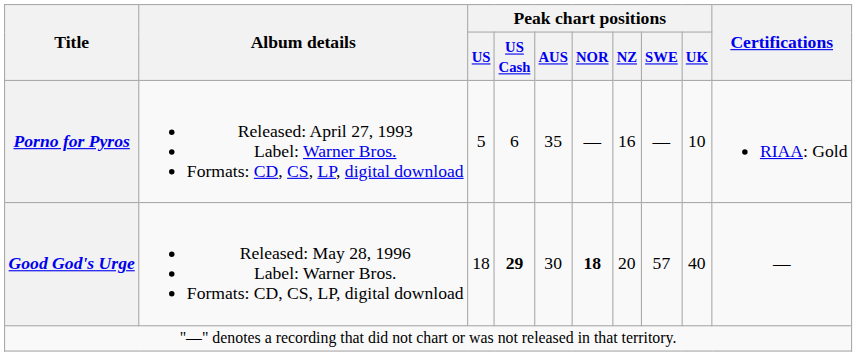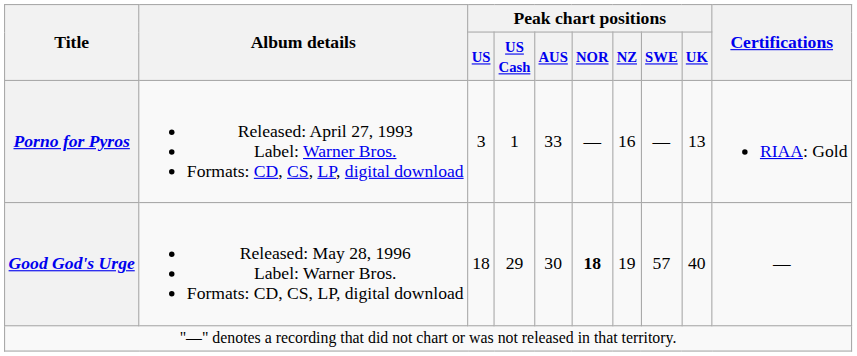(481, 141) 5 -> (481, 141) 3
(514, 141) 6 -> (514, 141) 1
(553, 141) 35 -> (553, 141) 33
(697, 141) 10 -> (697, 141) 13
(514, 263) bold -> (514, 263) normal
(627, 263) 20 -> (627, 263) 19
